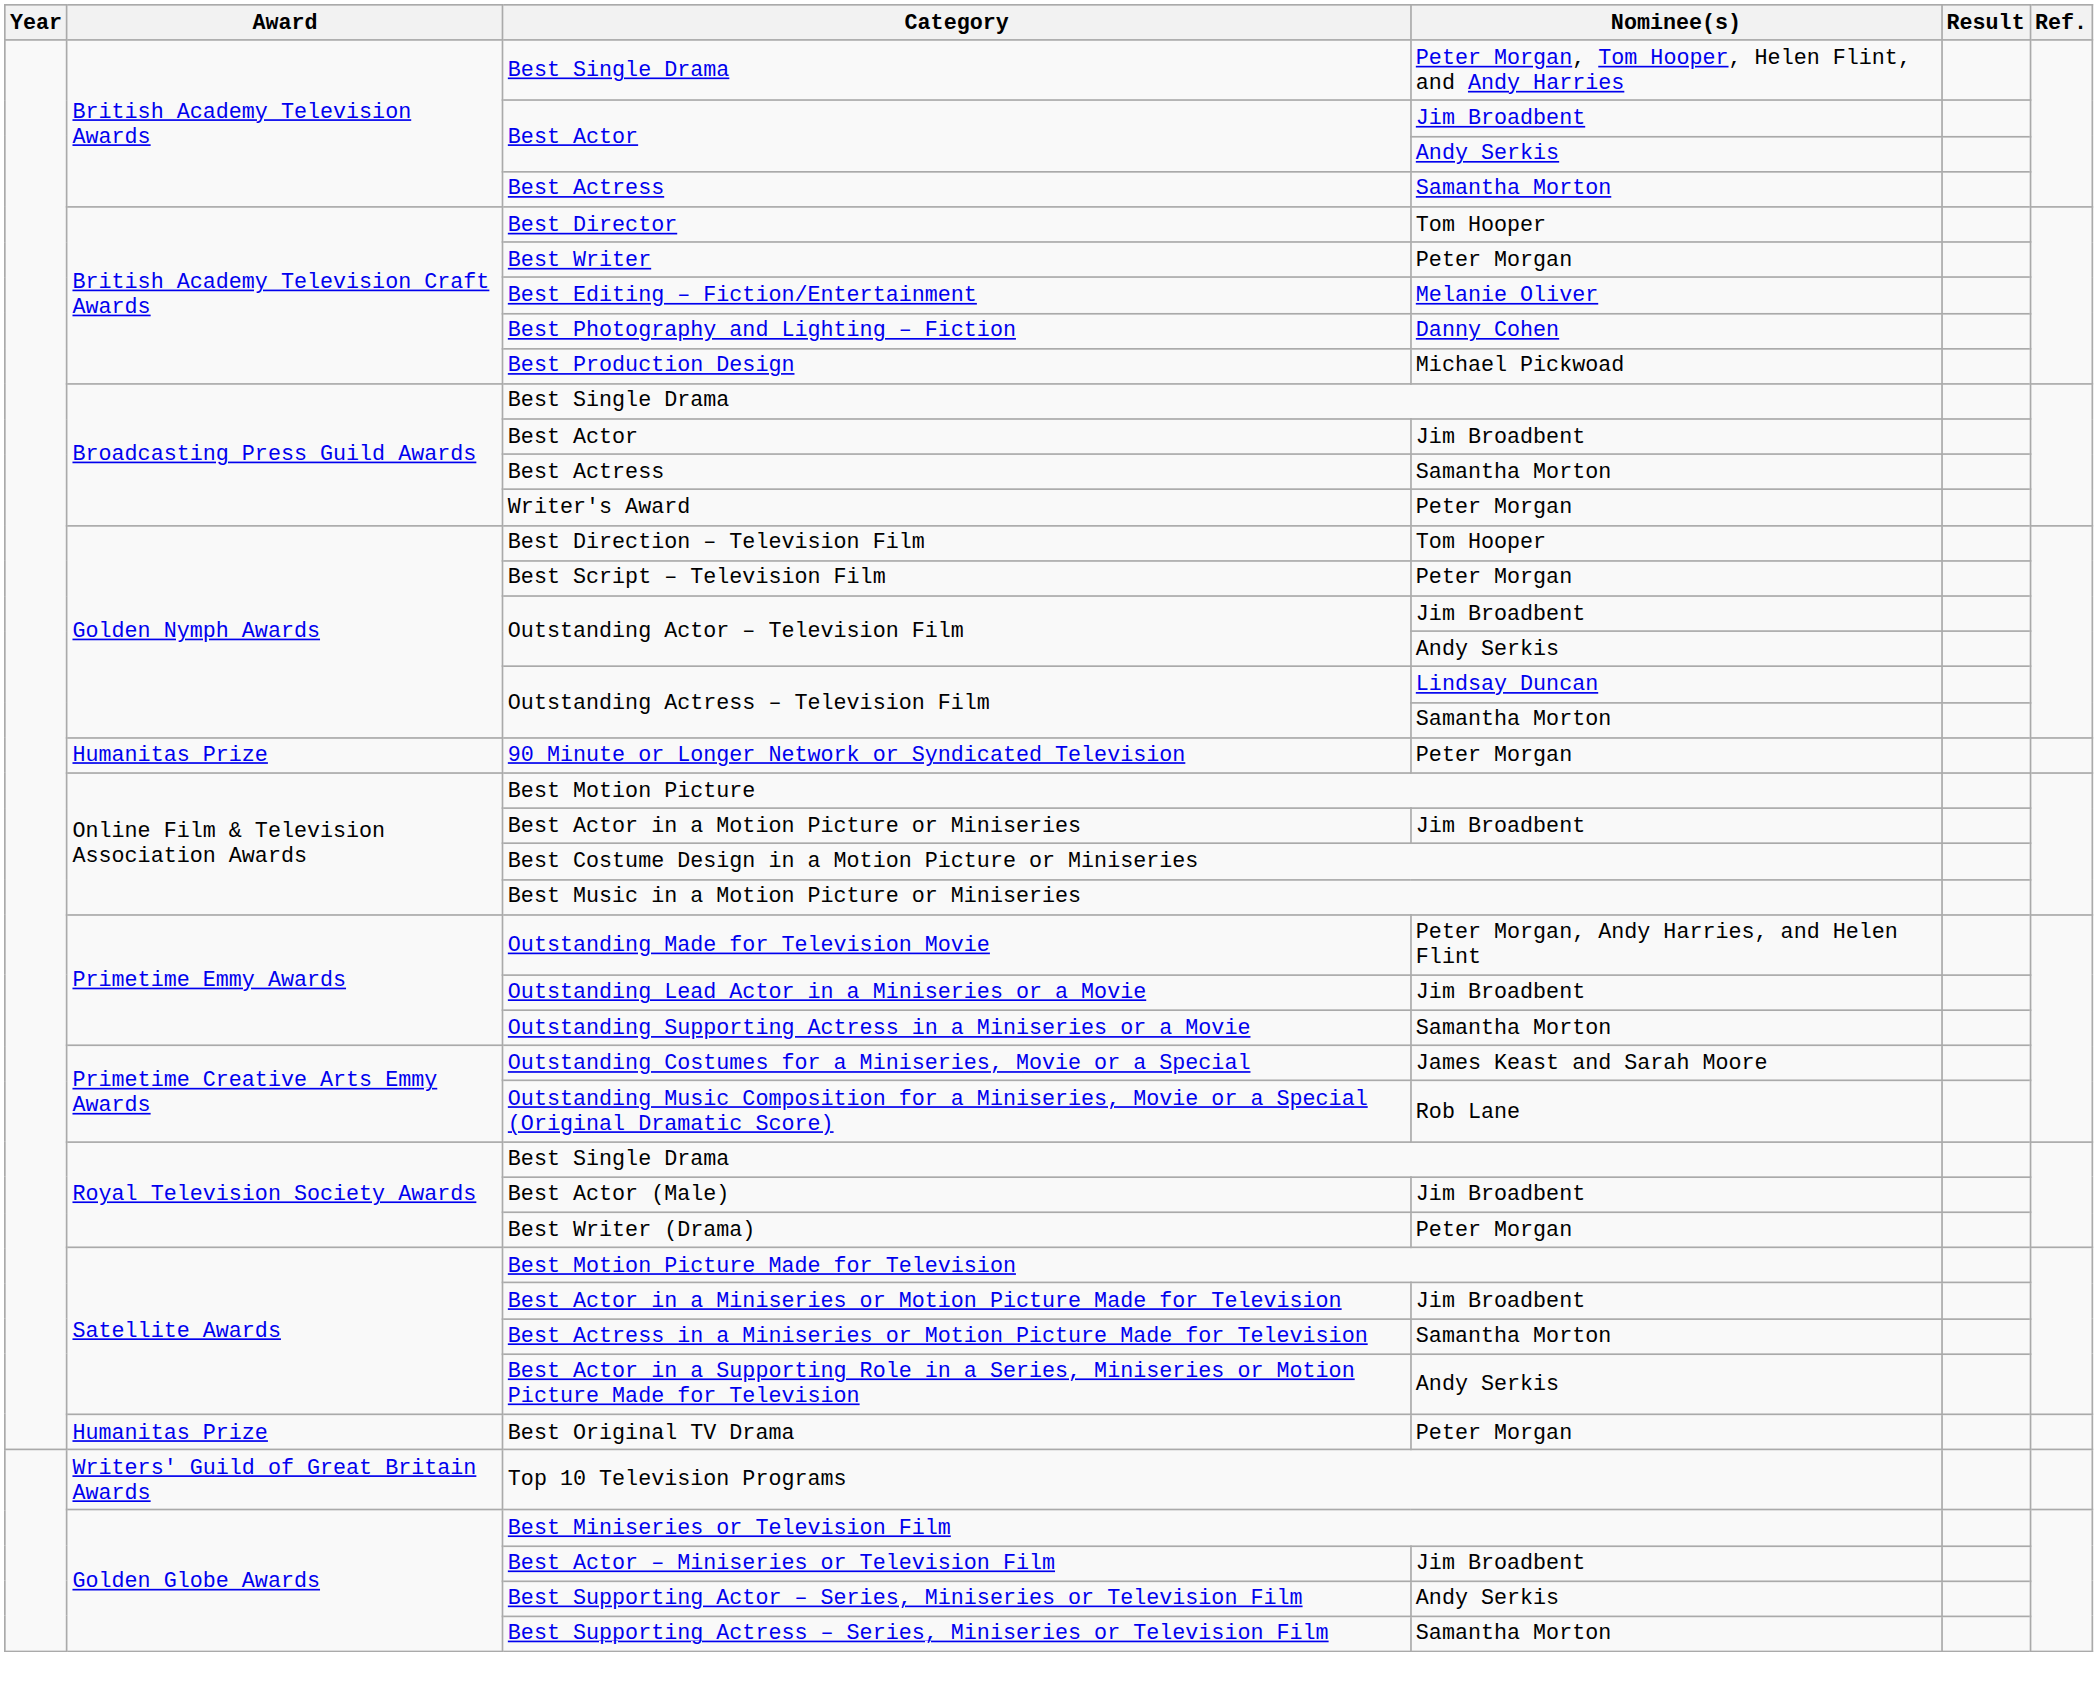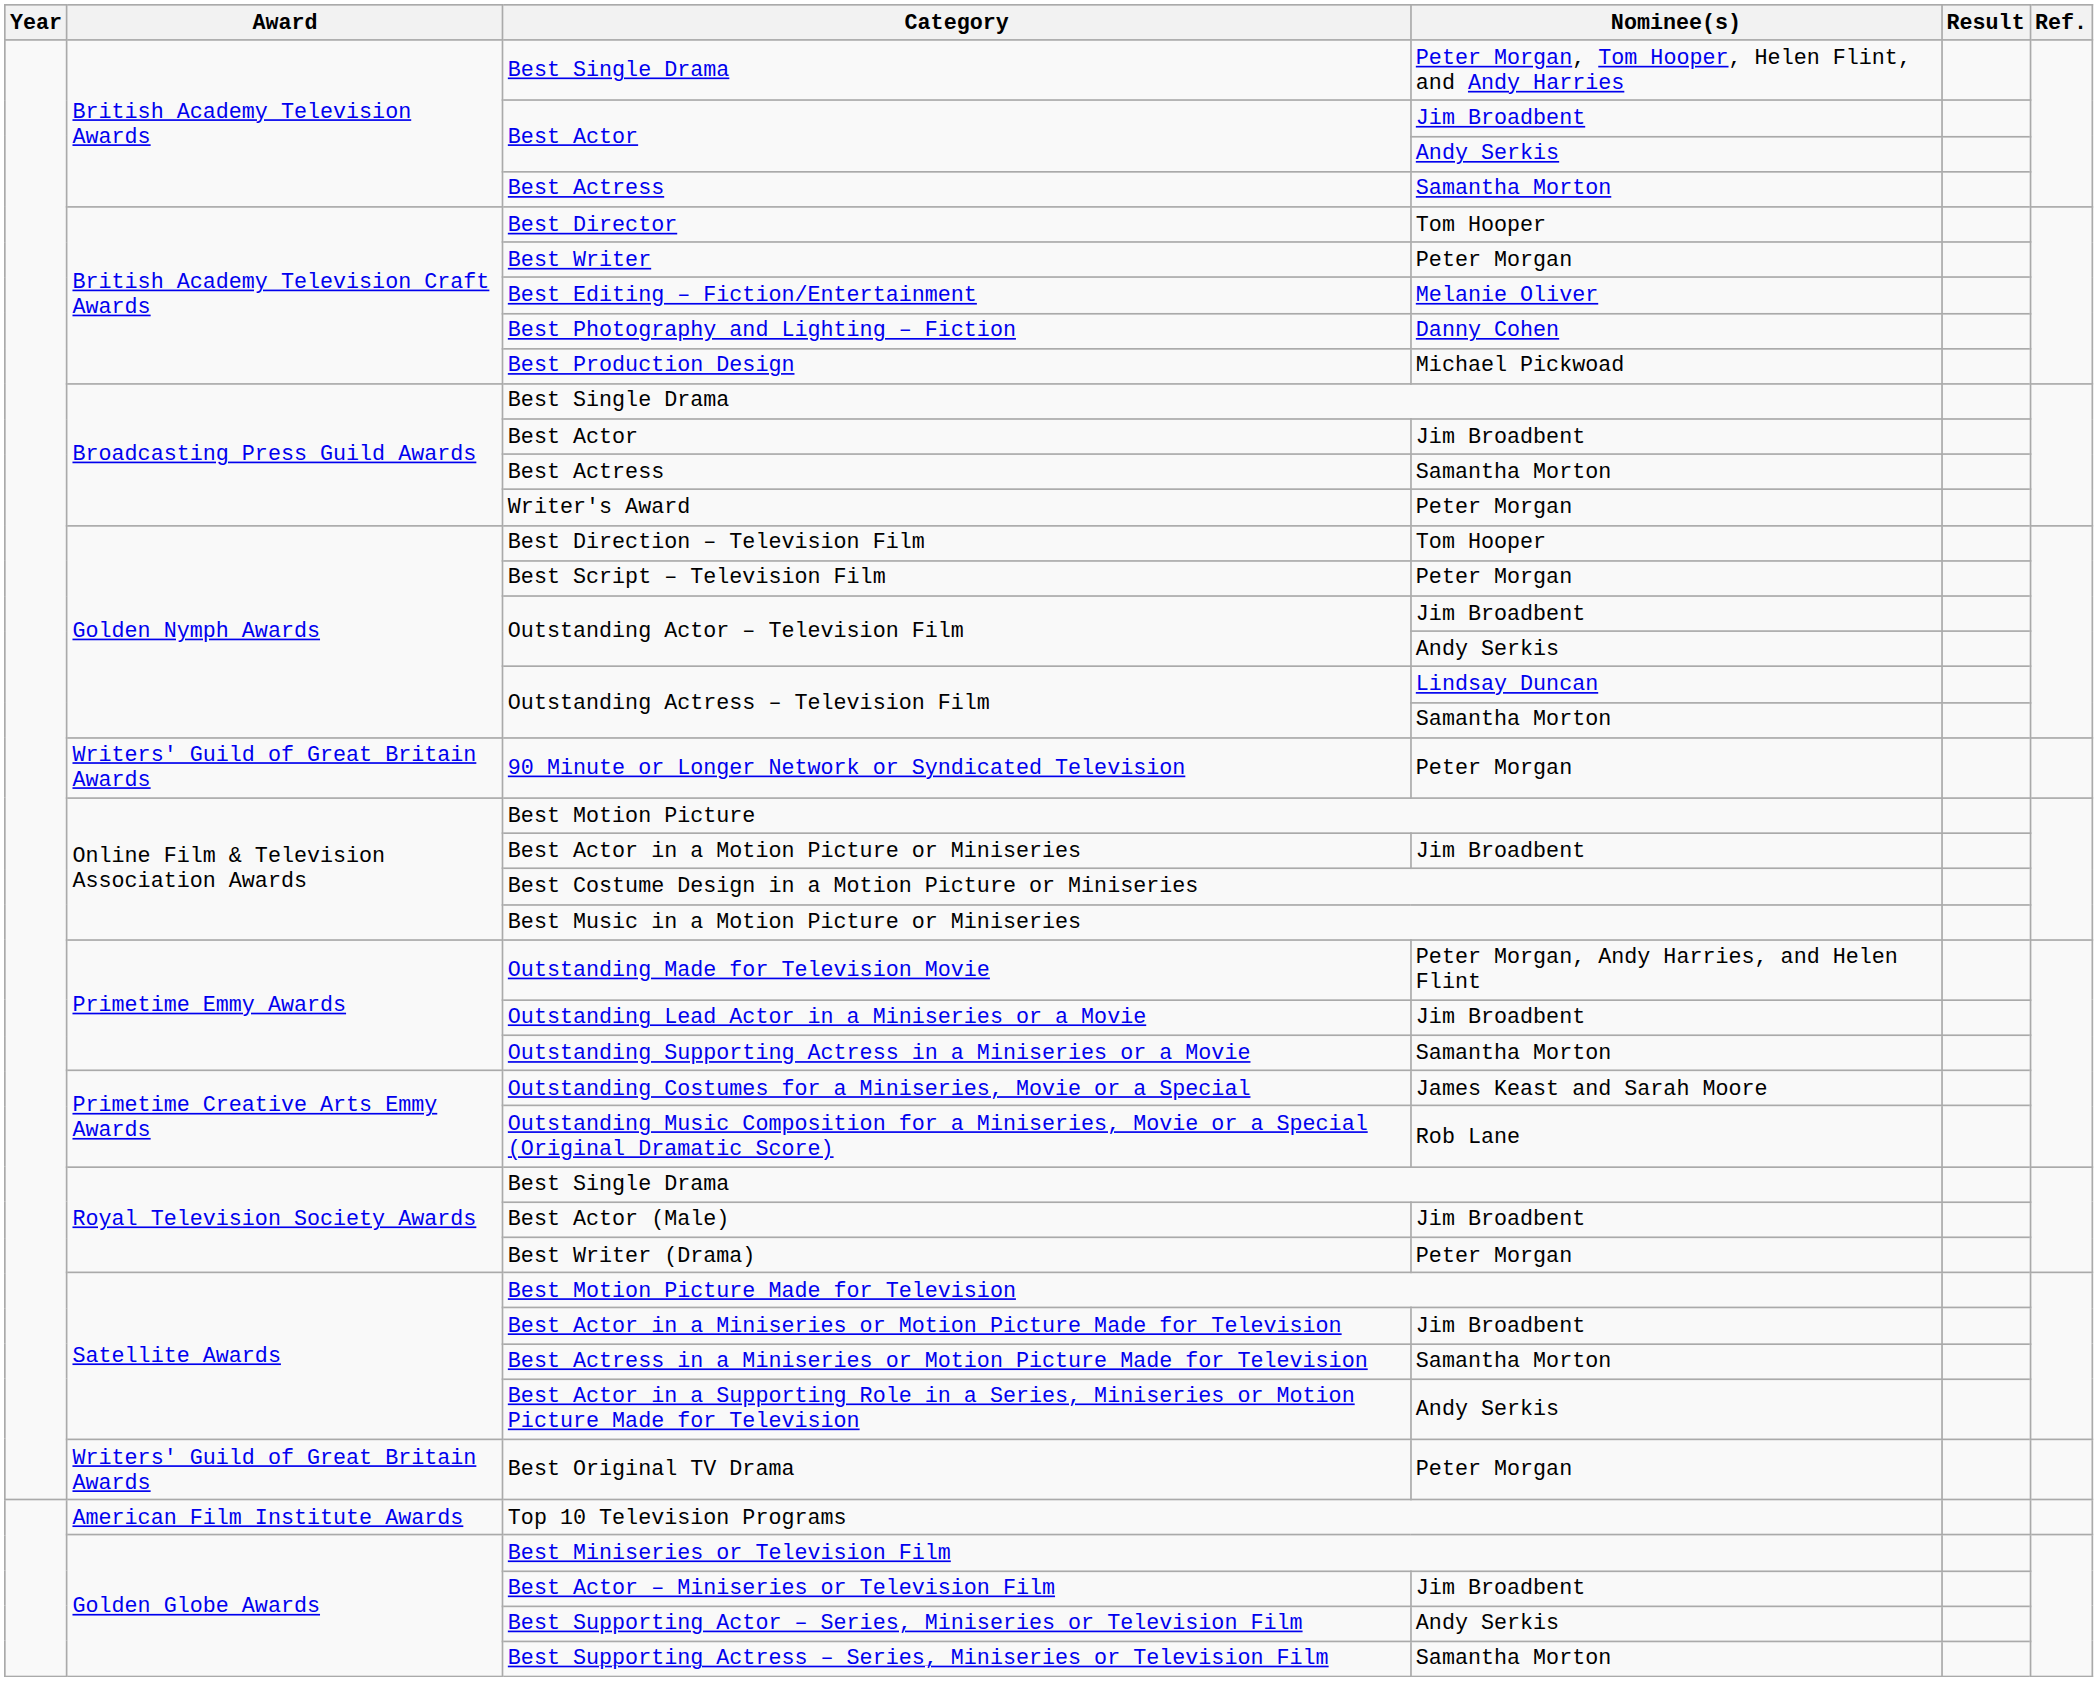(170, 755) Humanitas Prize -> (274, 768) Writers' Guild of Great Britain Awards
(170, 1432) Humanitas Prize -> (274, 1469) Writers' Guild of Great Britain Awards
(274, 1480) Writers' Guild of Great Britain Awards -> (268, 1517) American Film Institute Awards
